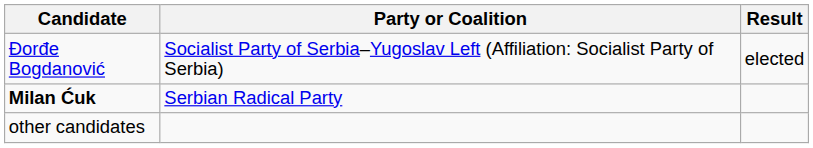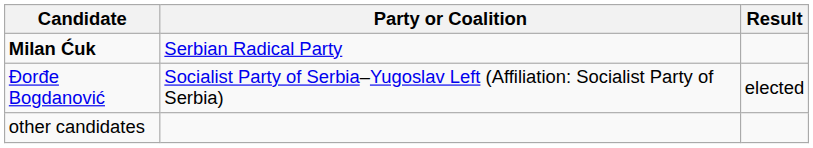rows swapped: (57, 58) <-> (52, 98)
